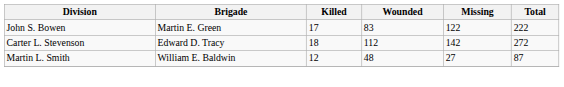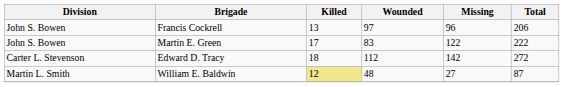+ row: (190, 27)
(314, 58) no background -> (314, 74) khaki background
